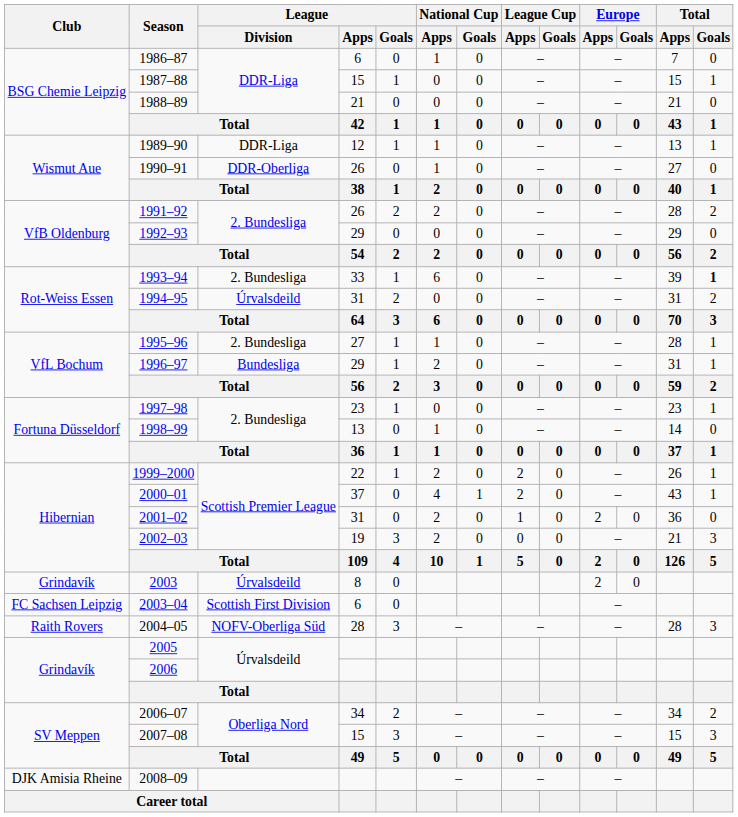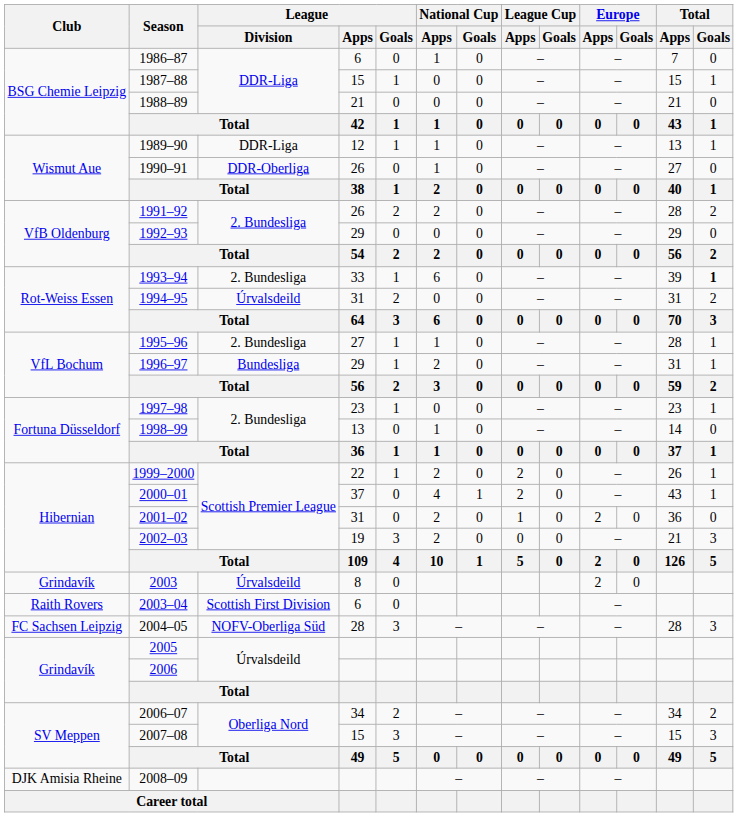(67, 604) FC Sachsen Leipzig -> (67, 604) Raith Rovers
(67, 626) Raith Rovers -> (67, 626) FC Sachsen Leipzig
